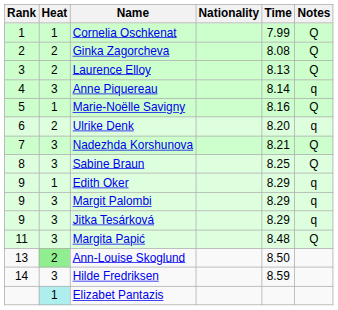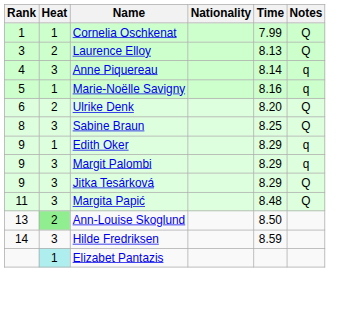- row: (121, 51)
(314, 107) Q -> (306, 88) q
(314, 126) q -> (306, 107) Q
- row: (133, 145)
(314, 220) q -> (306, 182) Q
